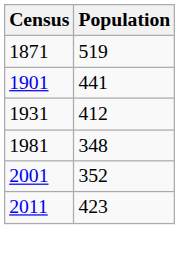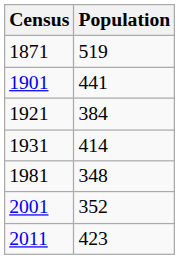+ row: (29, 113)
(93, 113) 412 -> (93, 144) 414
